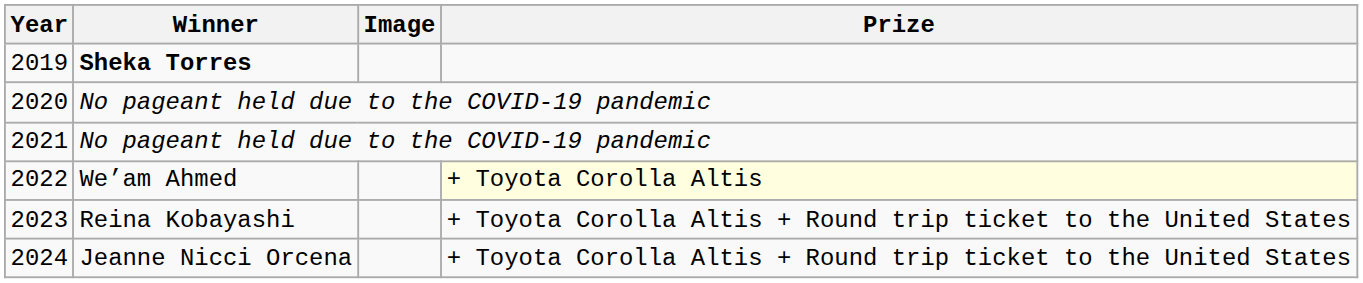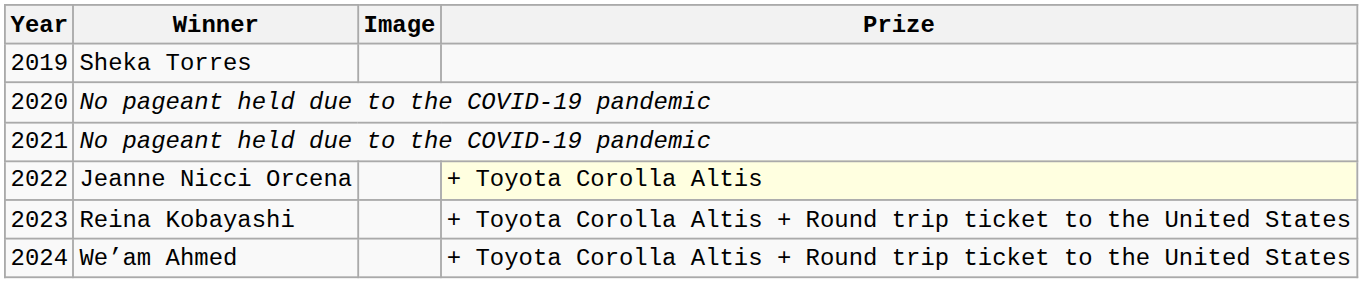(166, 63) bold -> (166, 63) normal
(158, 180) We’am Ahmed -> (216, 180) Jeanne Nicci Orcena
(216, 258) Jeanne Nicci Orcena -> (158, 258) We’am Ahmed
